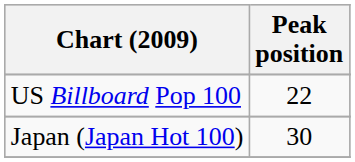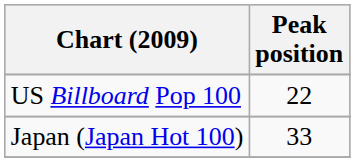(299, 136) 30 -> (299, 136) 33
